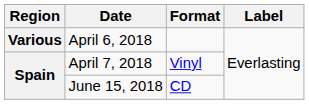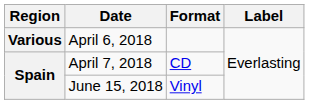(186, 63) Vinyl -> (180, 63) CD
(180, 87) CD -> (186, 87) Vinyl
